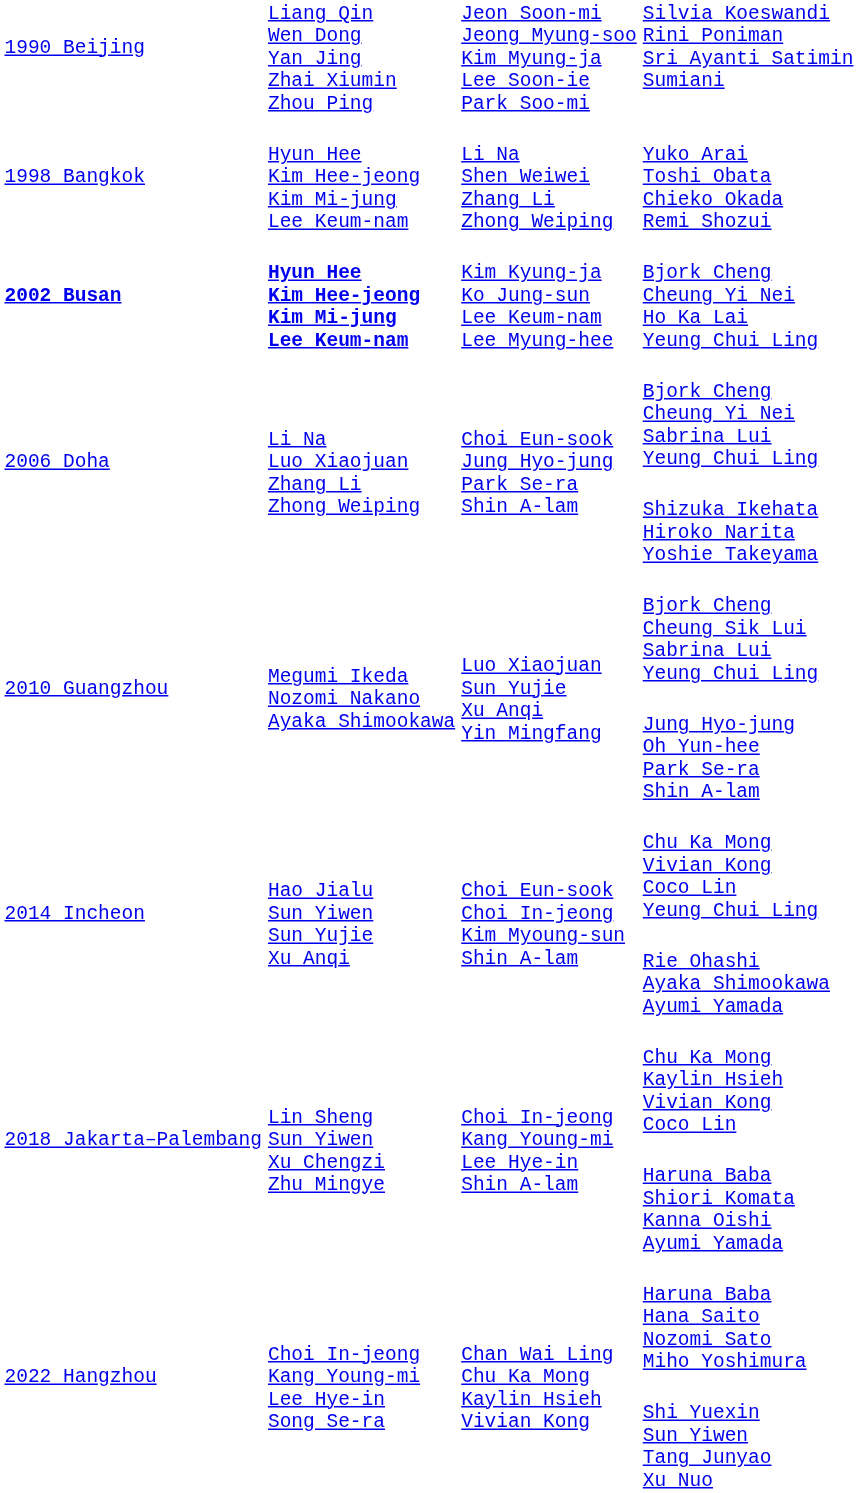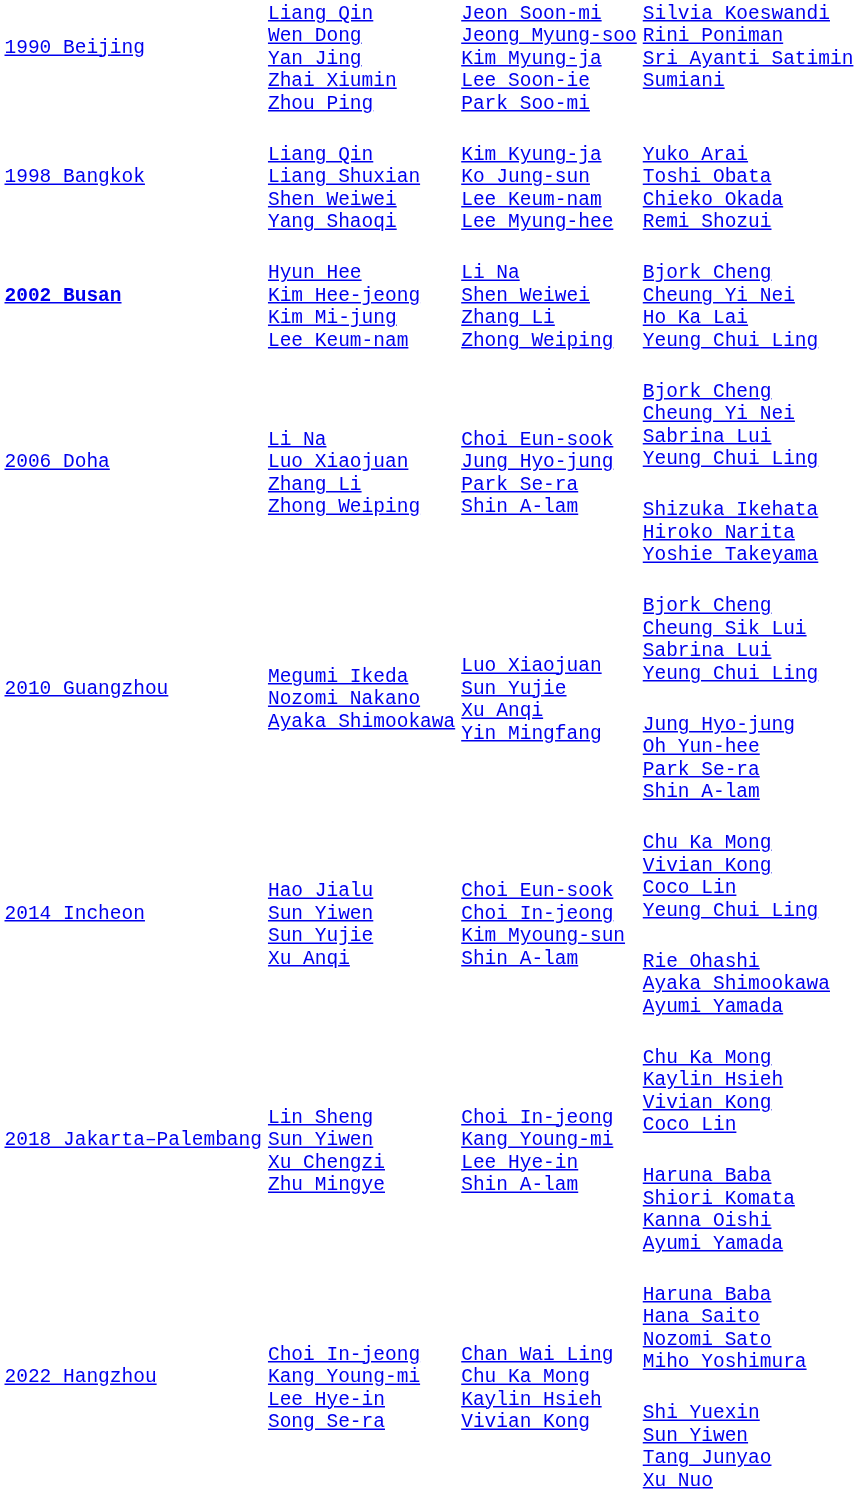(344, 188) Hyun Hee Kim Hee-jeong Kim Mi-jung Lee Keum-nam -> (344, 188) Liang Qin Liang Shuxian Shen Weiwei Yang Shaoqi
(537, 188) Li Na Shen Weiwei Zhang Li Zhong Weiping -> (537, 188) Kim Kyung-ja Ko Jung-sun Lee Keum-nam Lee Myung-hee
(344, 306) bold -> (344, 306) normal
(537, 306) Kim Kyung-ja Ko Jung-sun Lee Keum-nam Lee Myung-hee -> (537, 306) Li Na Shen Weiwei Zhang Li Zhong Weiping
